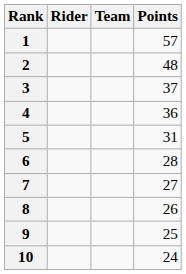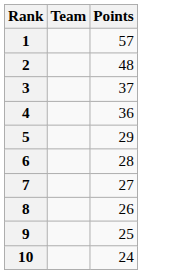- column: (69, 16)
(170, 137) 31 -> (126, 137) 29
